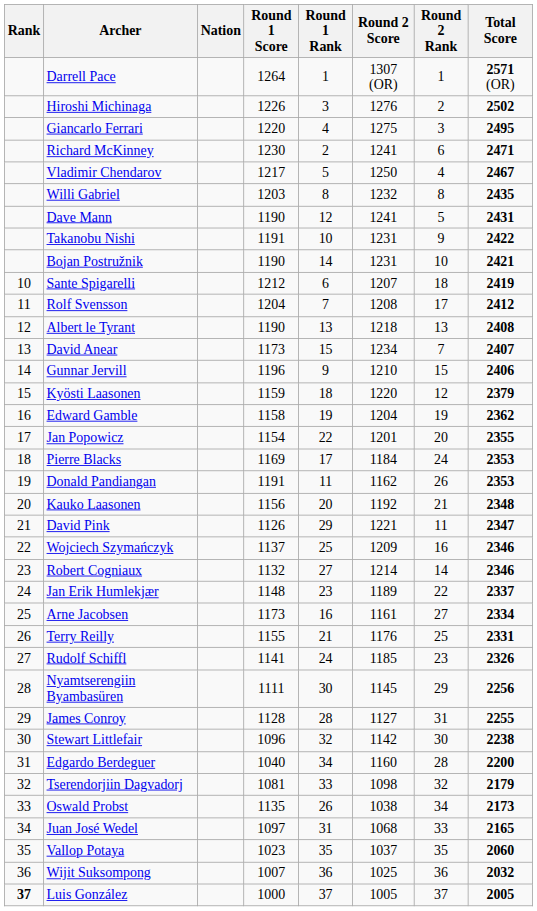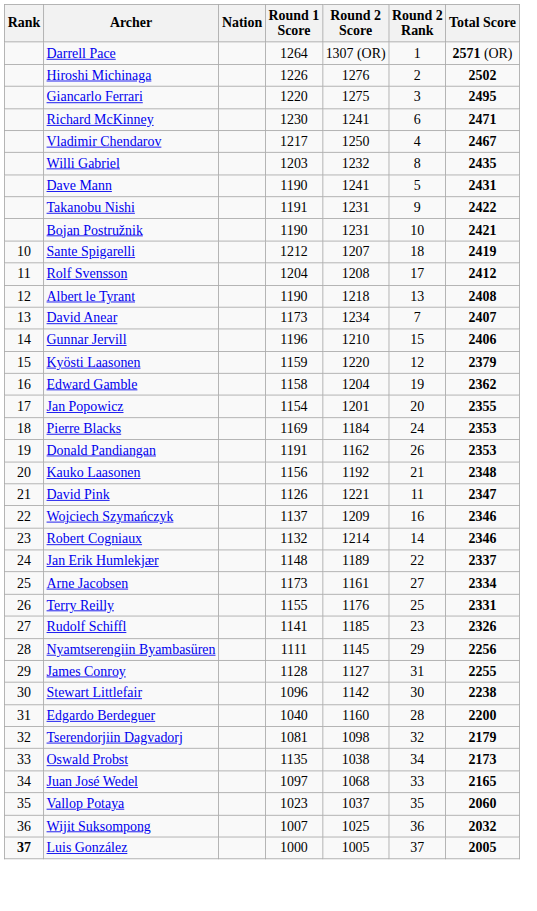- column: (326, 31)
